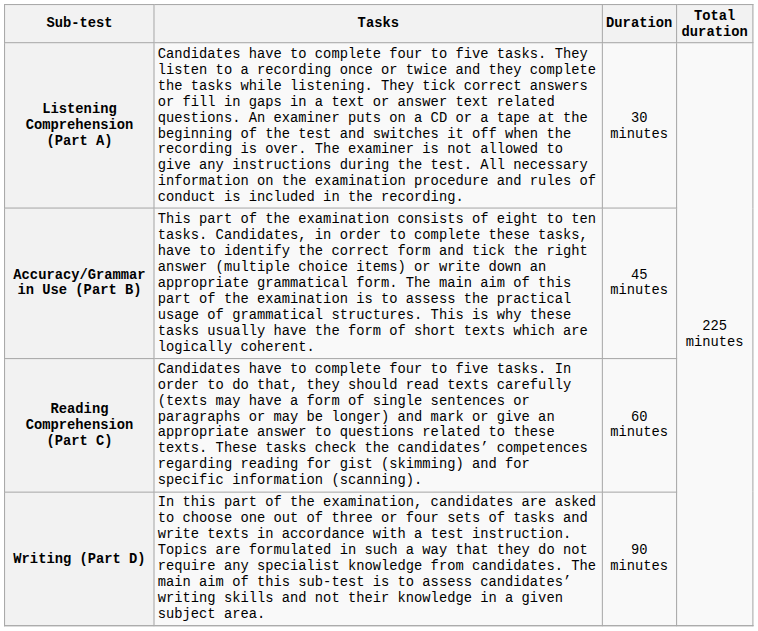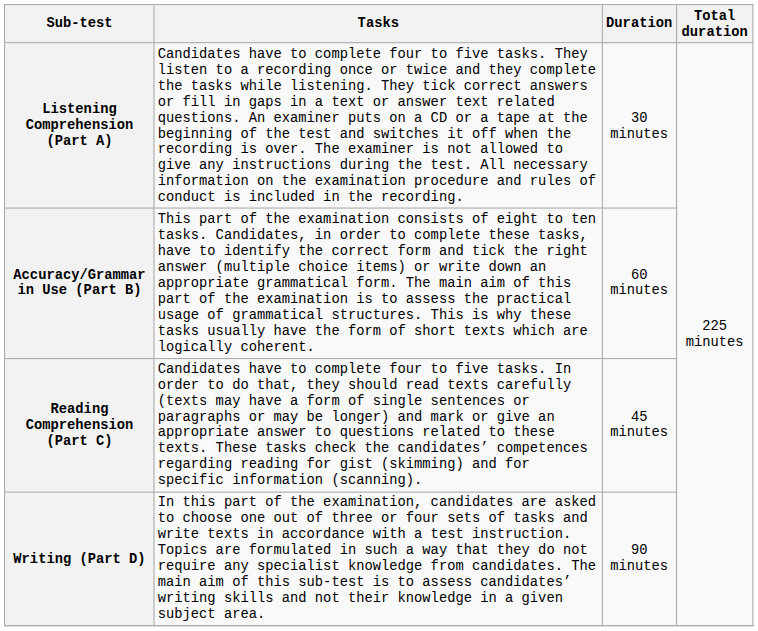(639, 283) 45 minutes -> (639, 283) 60 minutes
(639, 425) 60 minutes -> (639, 425) 45 minutes
